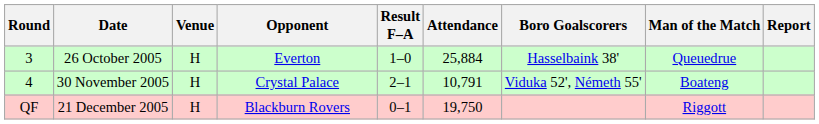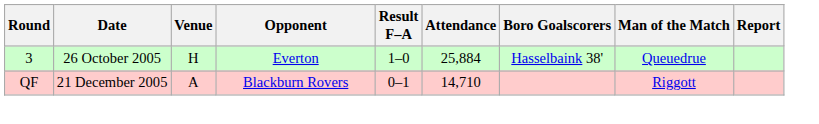- row: (113, 83)
(195, 107) H -> (193, 83) A
(462, 107) 19,750 -> (461, 83) 14,710
